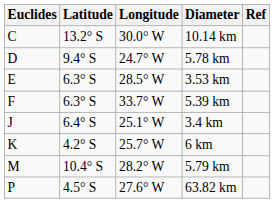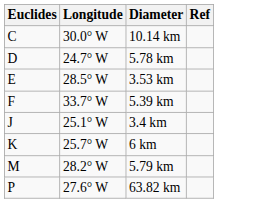- column: (88, 15)
